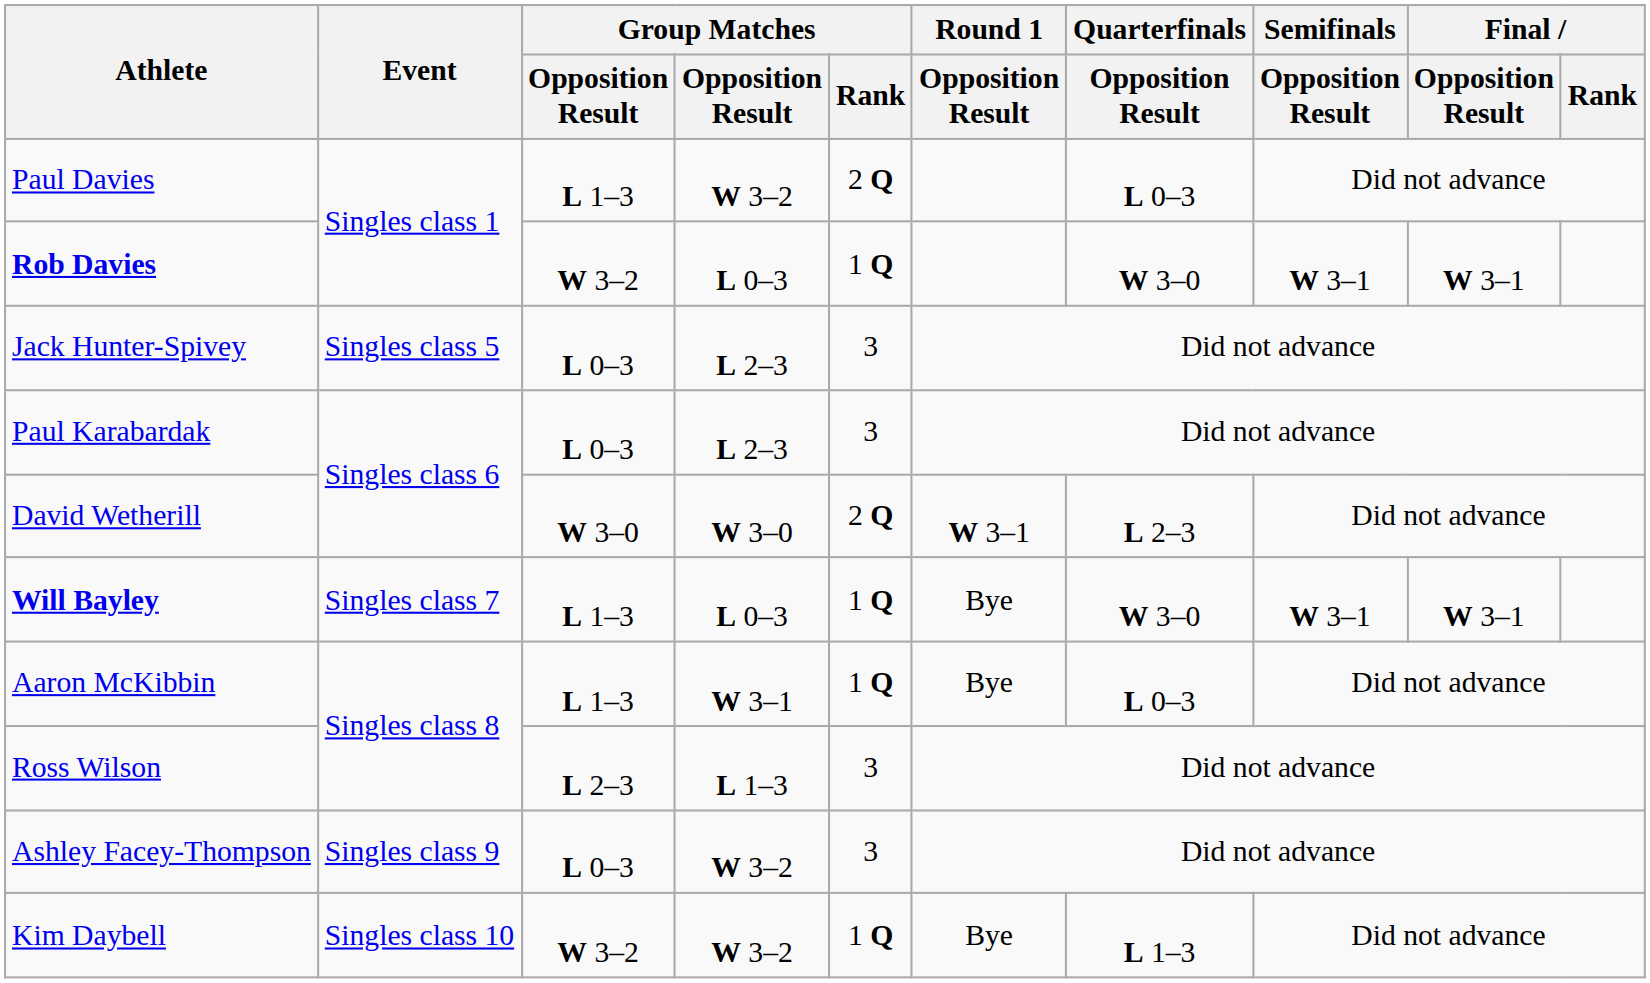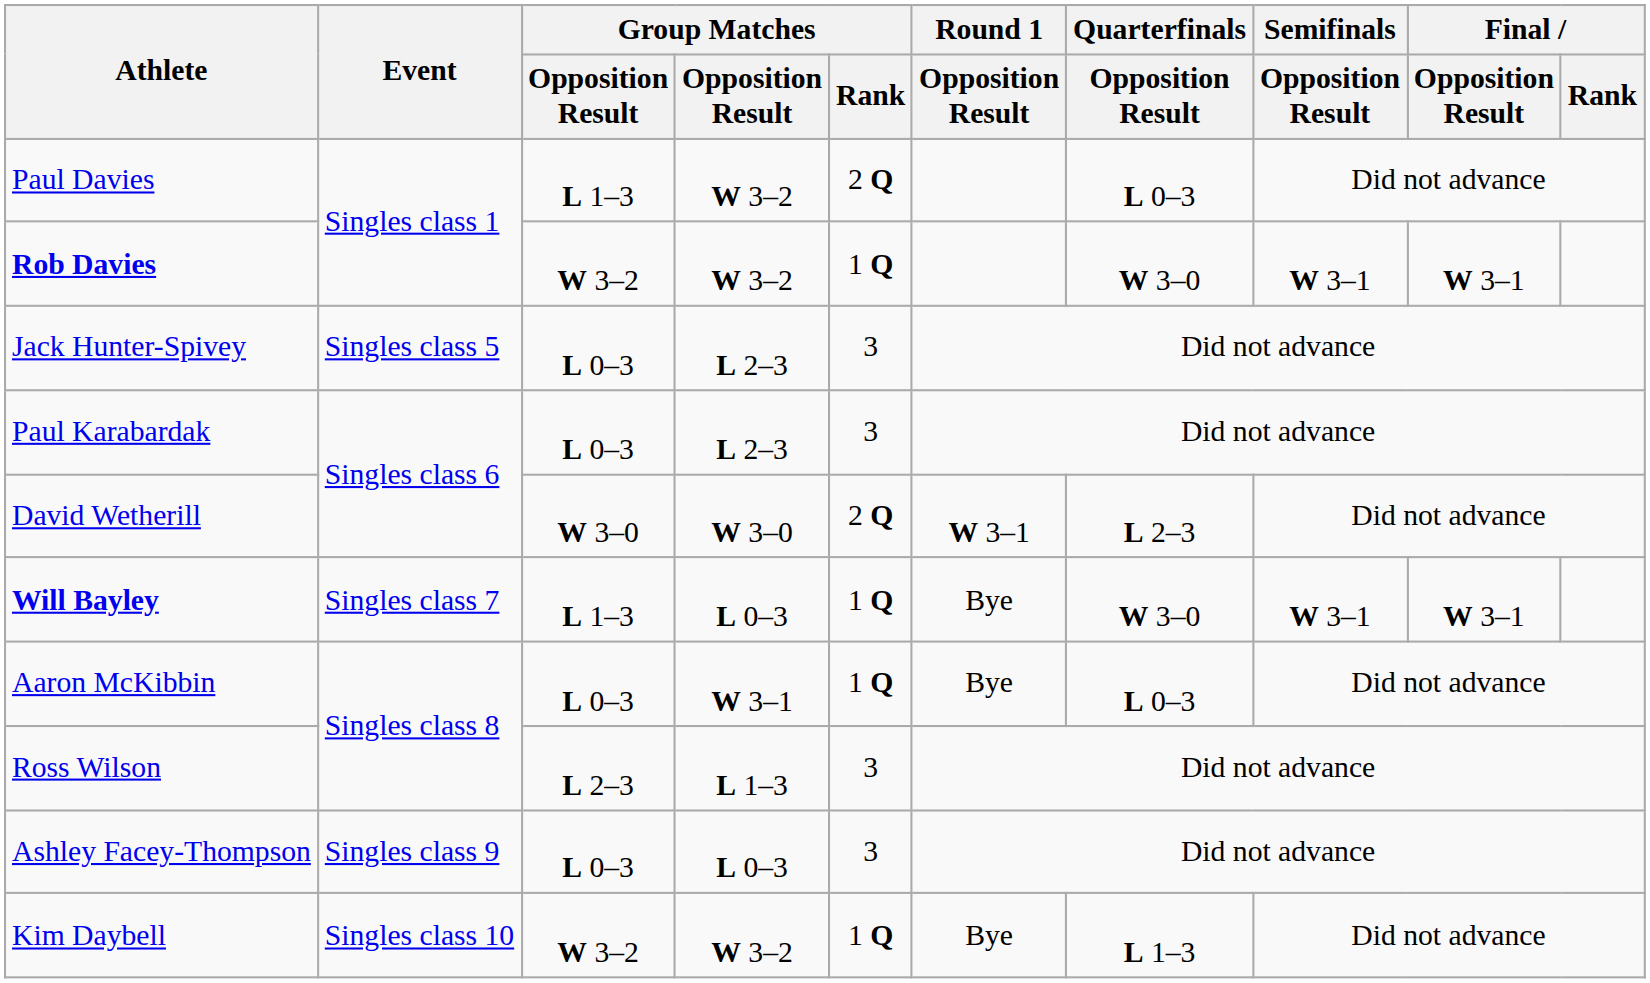(752, 281) L 0–3 -> (752, 281) W 3–2
(598, 700) L 1–3 -> (598, 700) L 0–3
(752, 868) W 3–2 -> (752, 868) L 0–3
